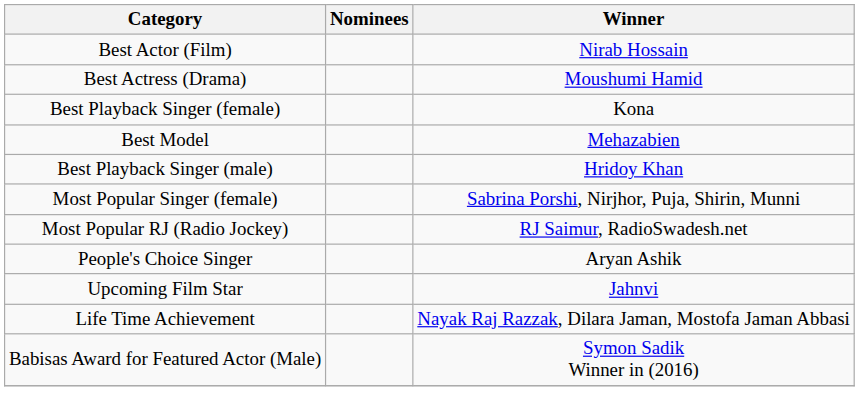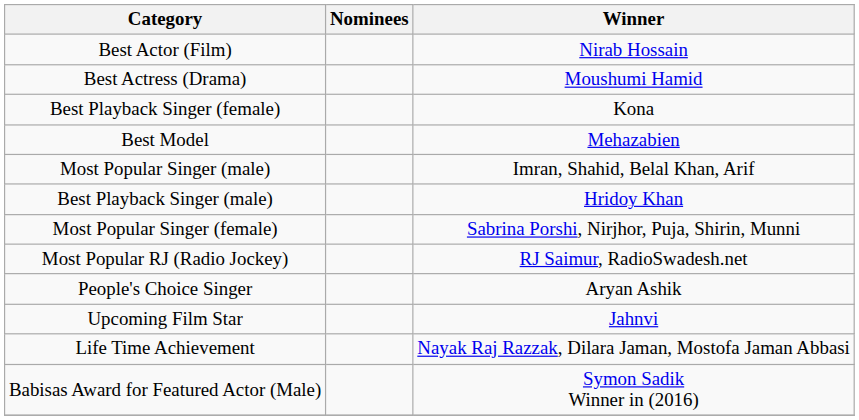+ row: (165, 169)
